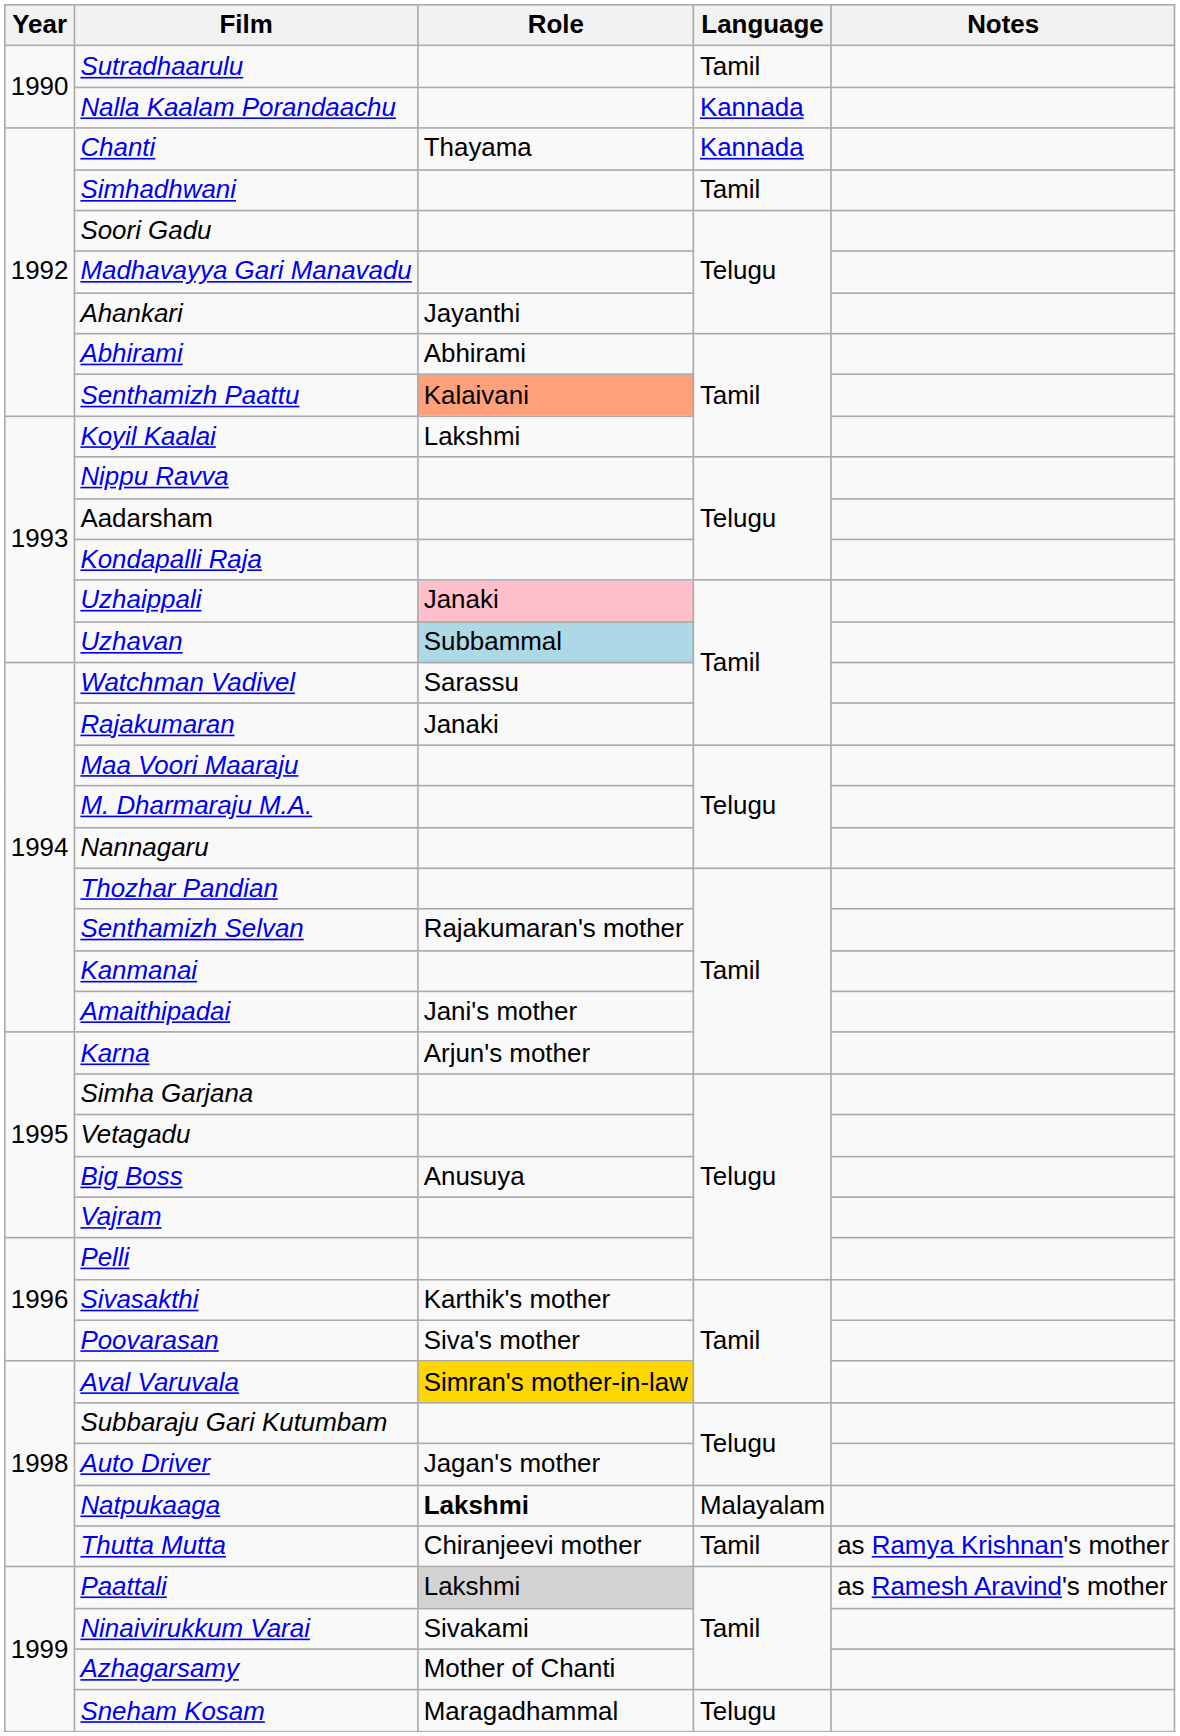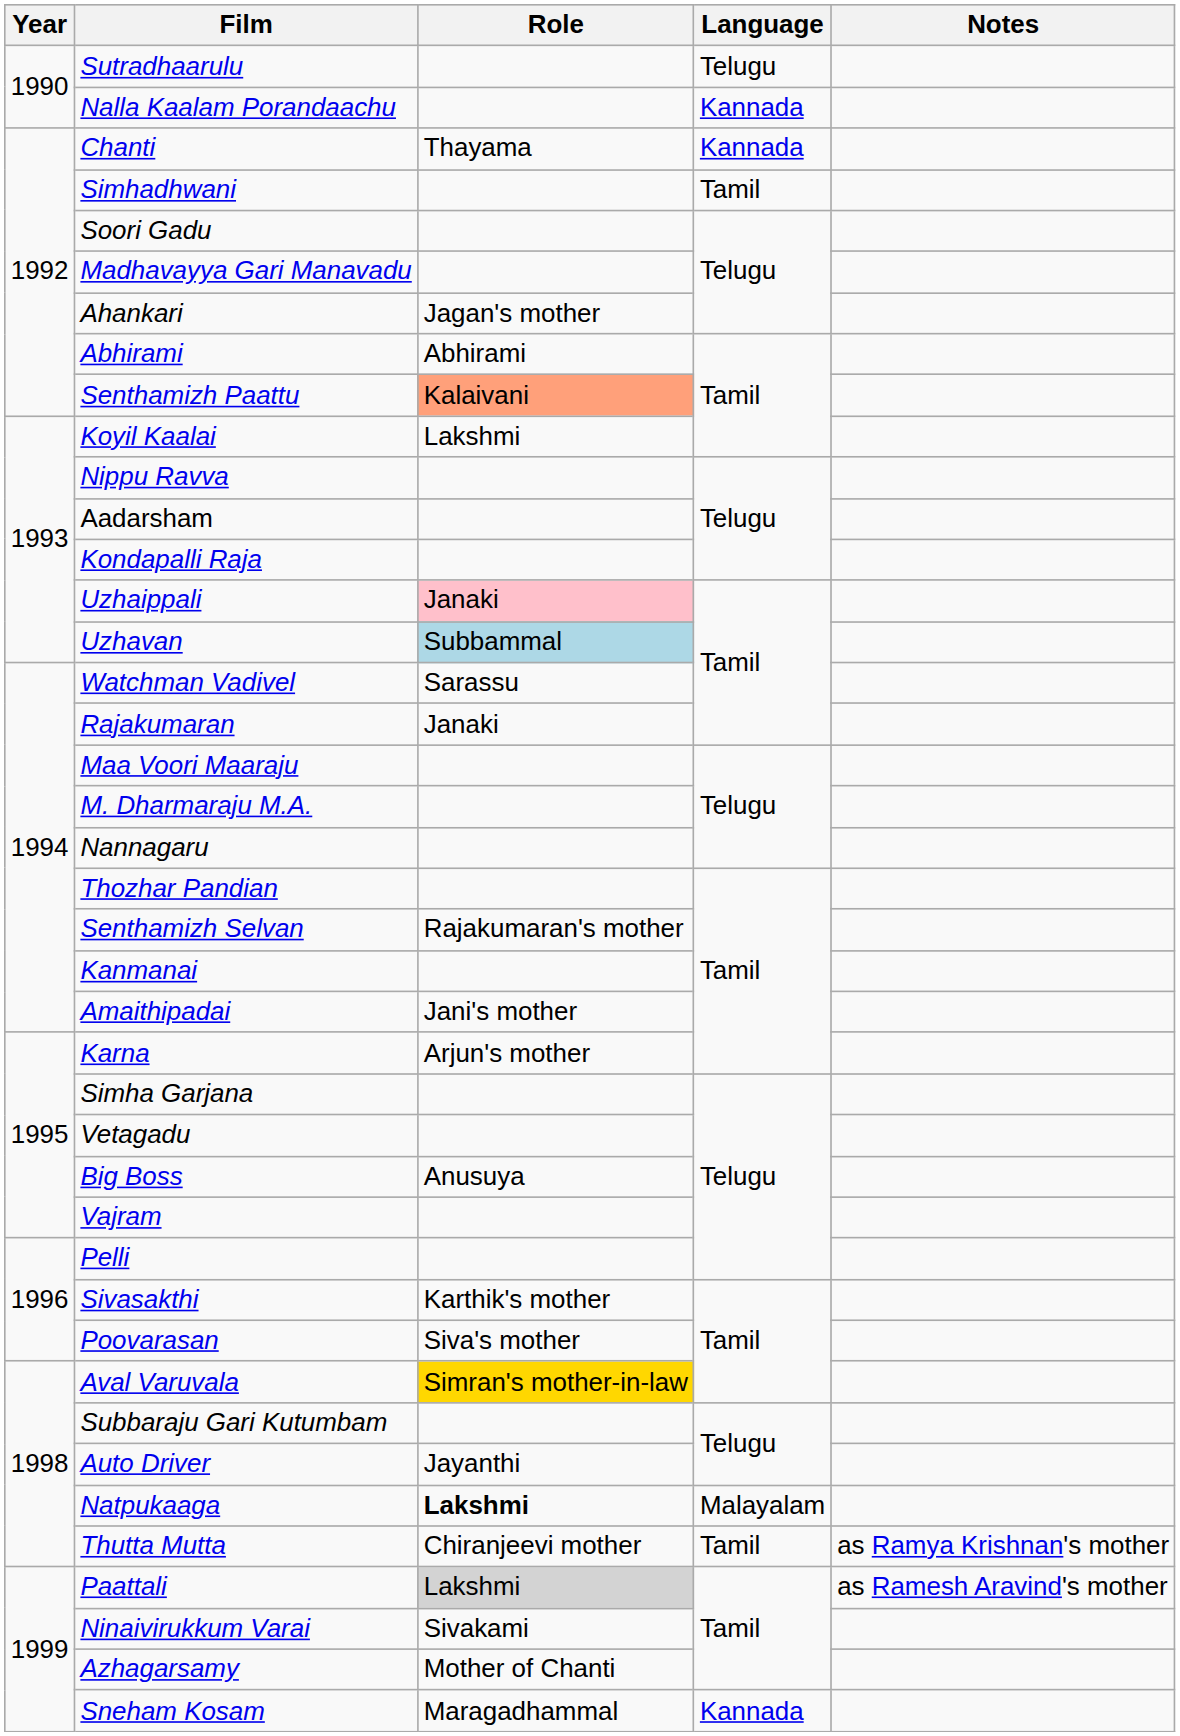(730, 66) Tamil -> (738, 66) Telugu
(472, 312) Jayanthi -> (512, 312) Jagan's mother
(512, 1463) Jagan's mother -> (472, 1463) Jayanthi
(738, 1710) Telugu -> (752, 1710) Kannada
